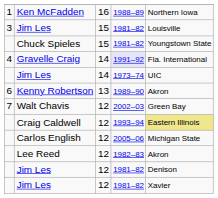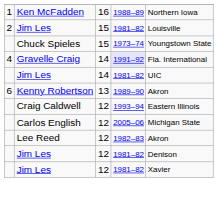(9, 28) 3 -> (9, 28) 2
(129, 44) 1981–82 -> (129, 44) 1973–74
(129, 75) 1973–74 -> (129, 75) 1981–82
- row: (43, 106)
(174, 122) khaki background -> (174, 107) no background
